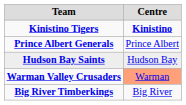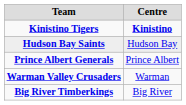rows swapped: (64, 60) <-> (64, 44)
(152, 76) lightsalmon background -> (152, 76) no background
